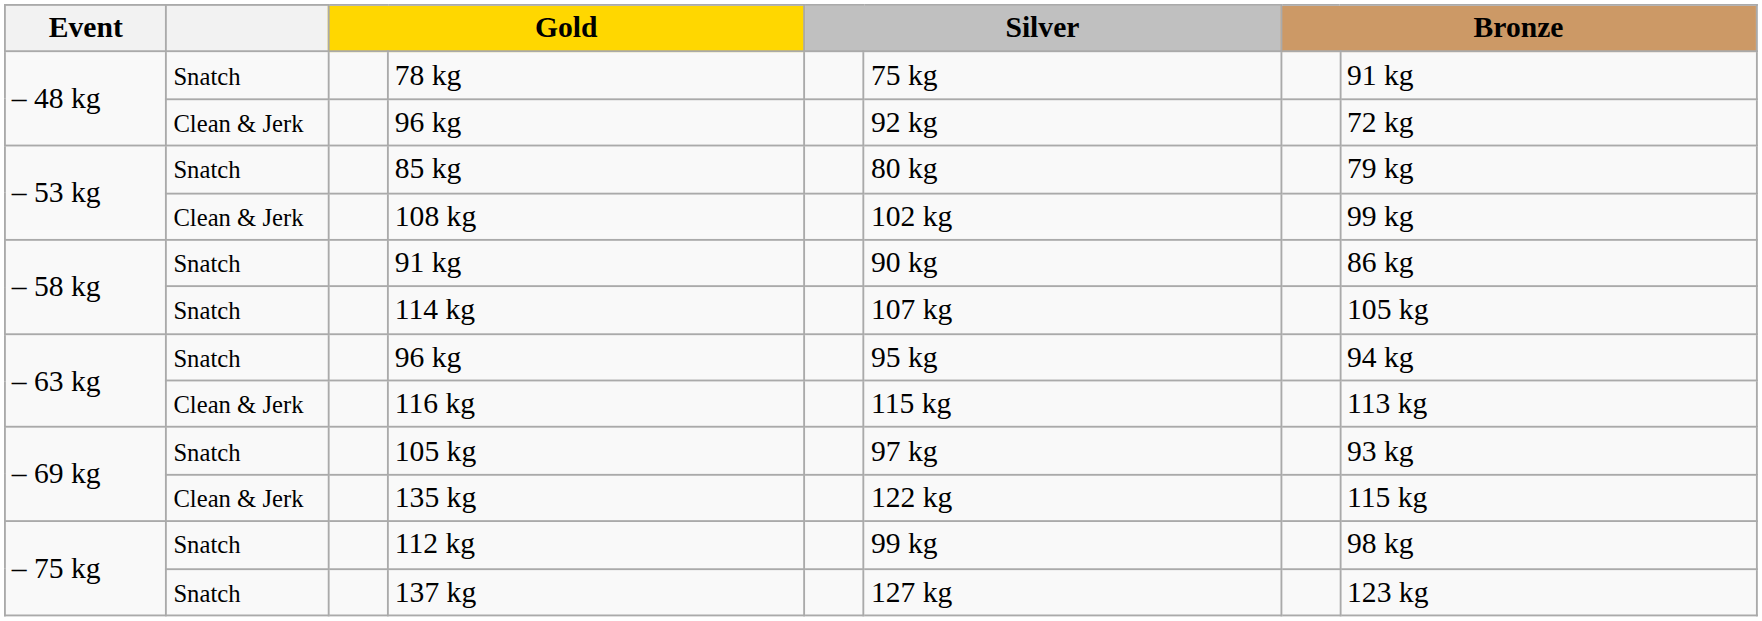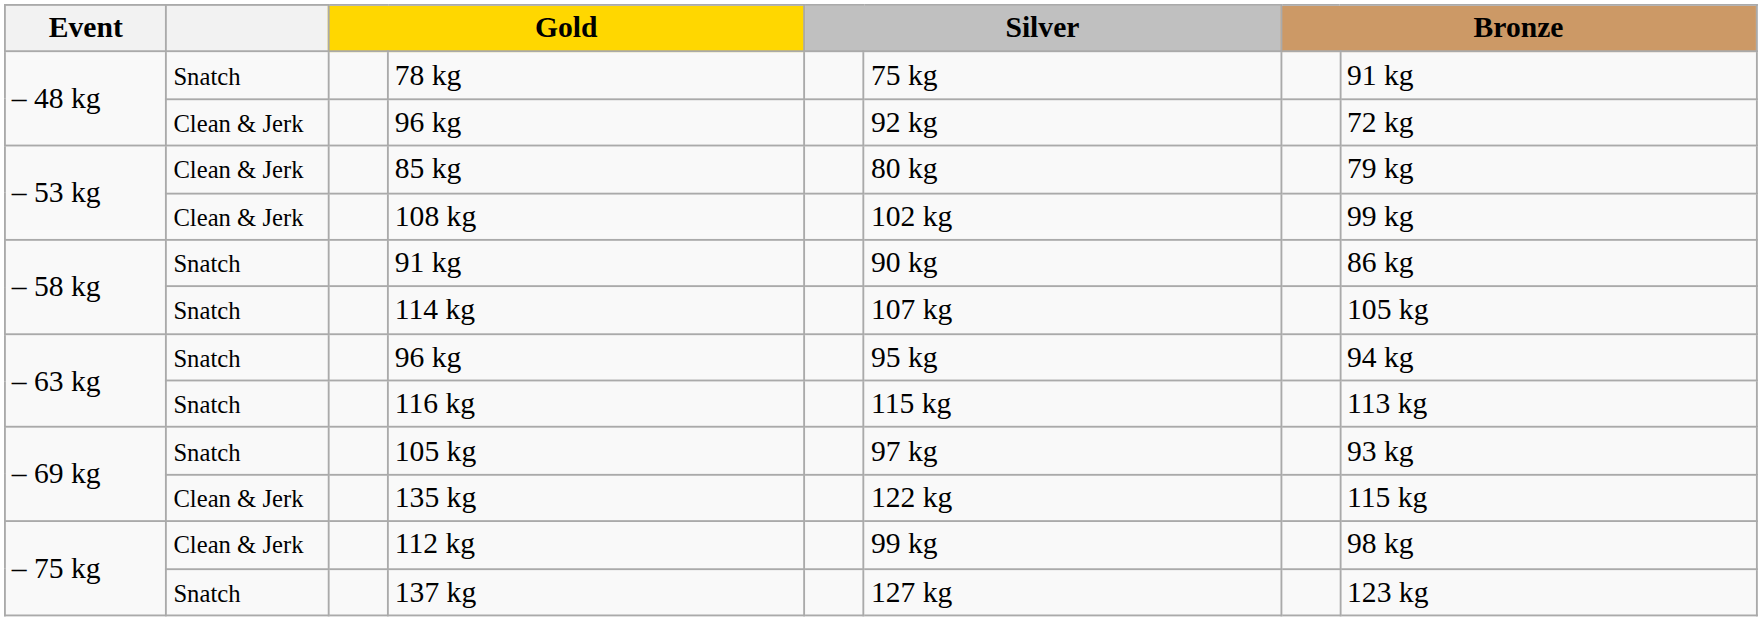(207, 170) Snatch -> (238, 170) Clean & Jerk
(238, 405) Clean & Jerk -> (207, 405) Snatch
(207, 546) Snatch -> (238, 546) Clean & Jerk
